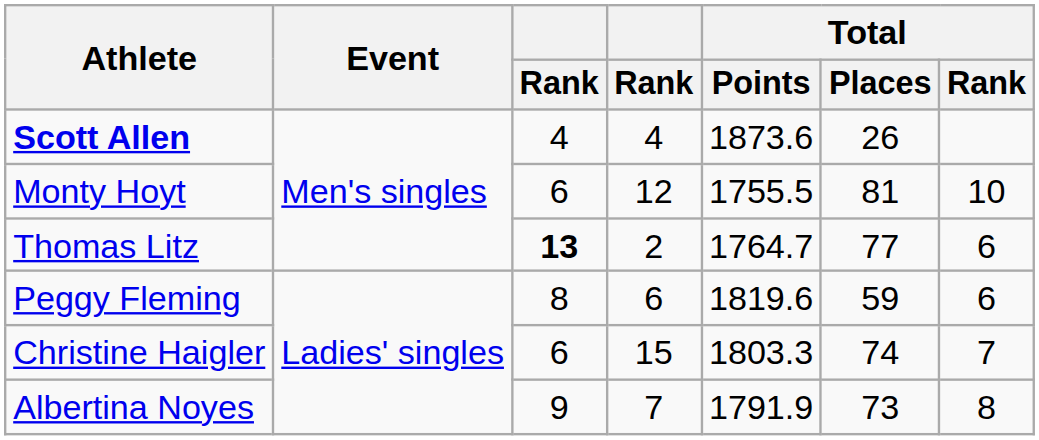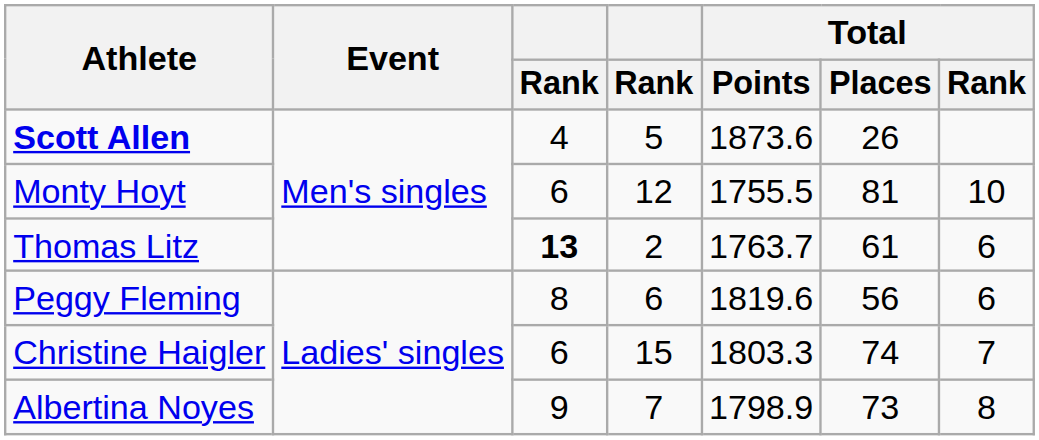(654, 137) 4 -> (654, 137) 5
(761, 245) 1764.7 -> (761, 245) 1763.7
(880, 245) 77 -> (880, 245) 61
(880, 299) 59 -> (880, 299) 56
(761, 407) 1791.9 -> (761, 407) 1798.9
